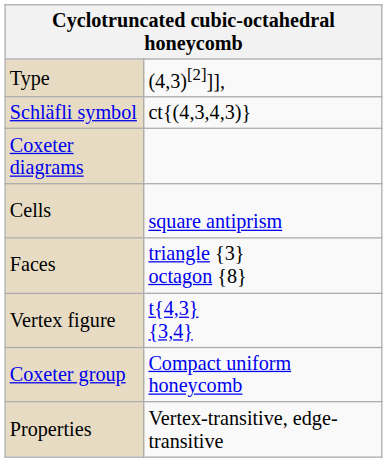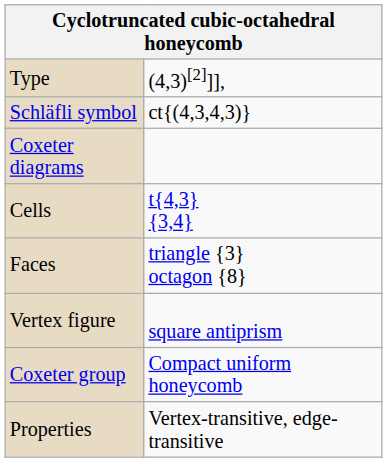(215, 222) square antiprism -> (173, 210) t{4,3} {3,4}
(173, 319) t{4,3} {3,4} -> (215, 331) square antiprism
